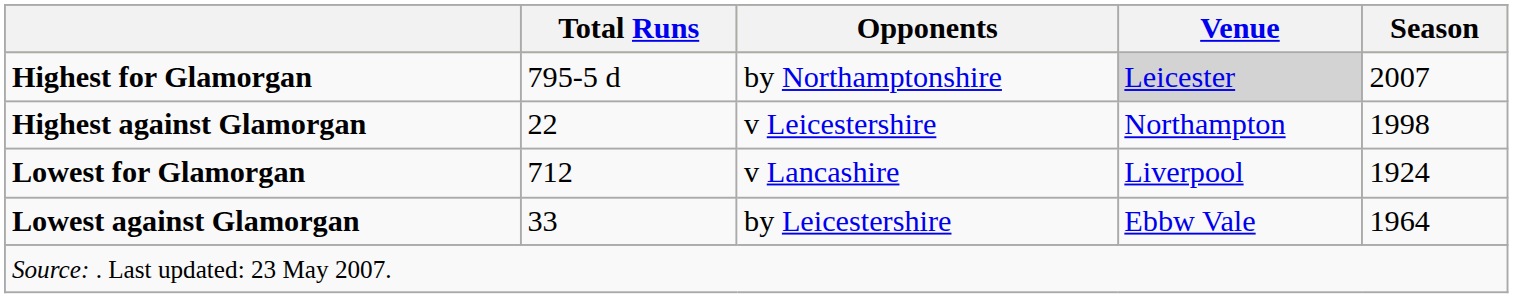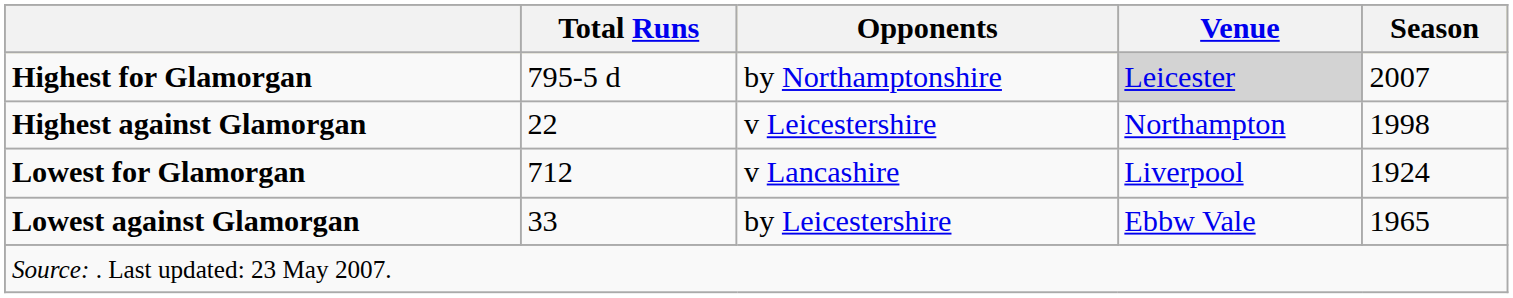(1400, 220) 1964 -> (1400, 220) 1965
